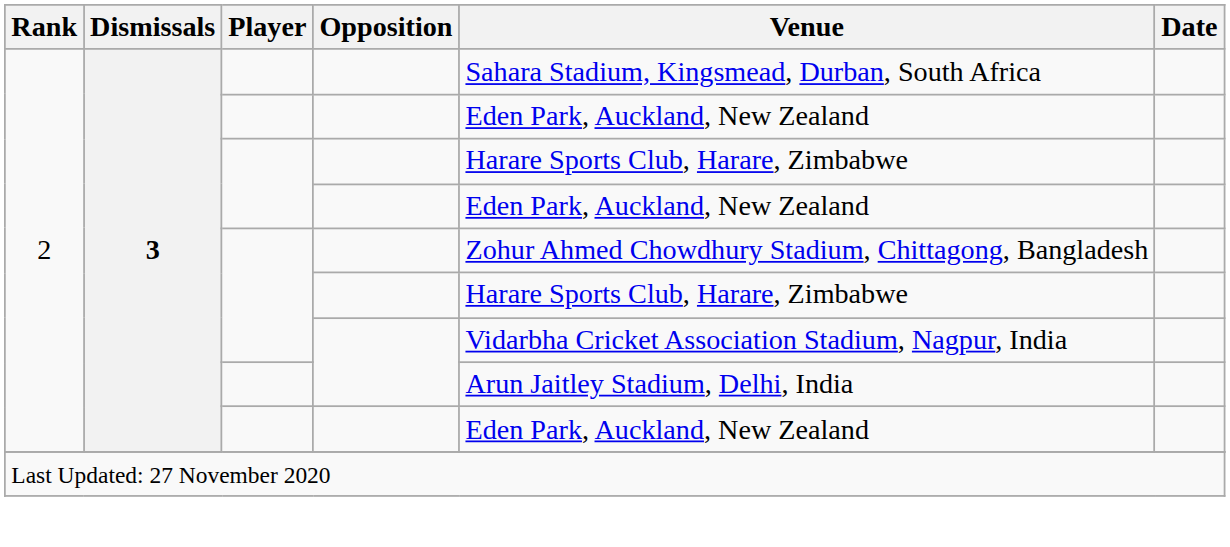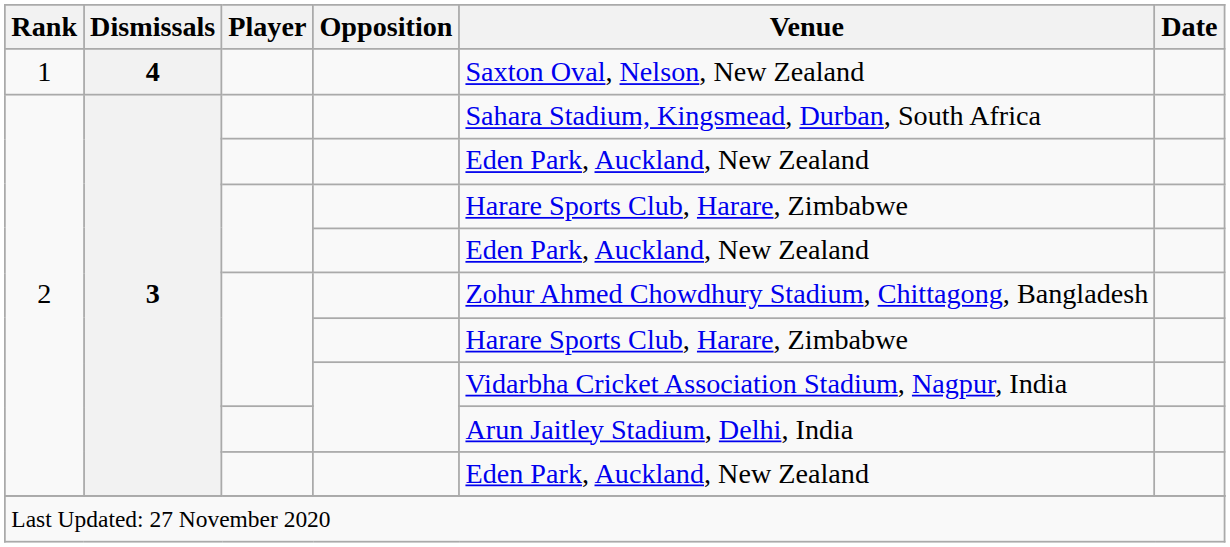+ row: (44, 71)
